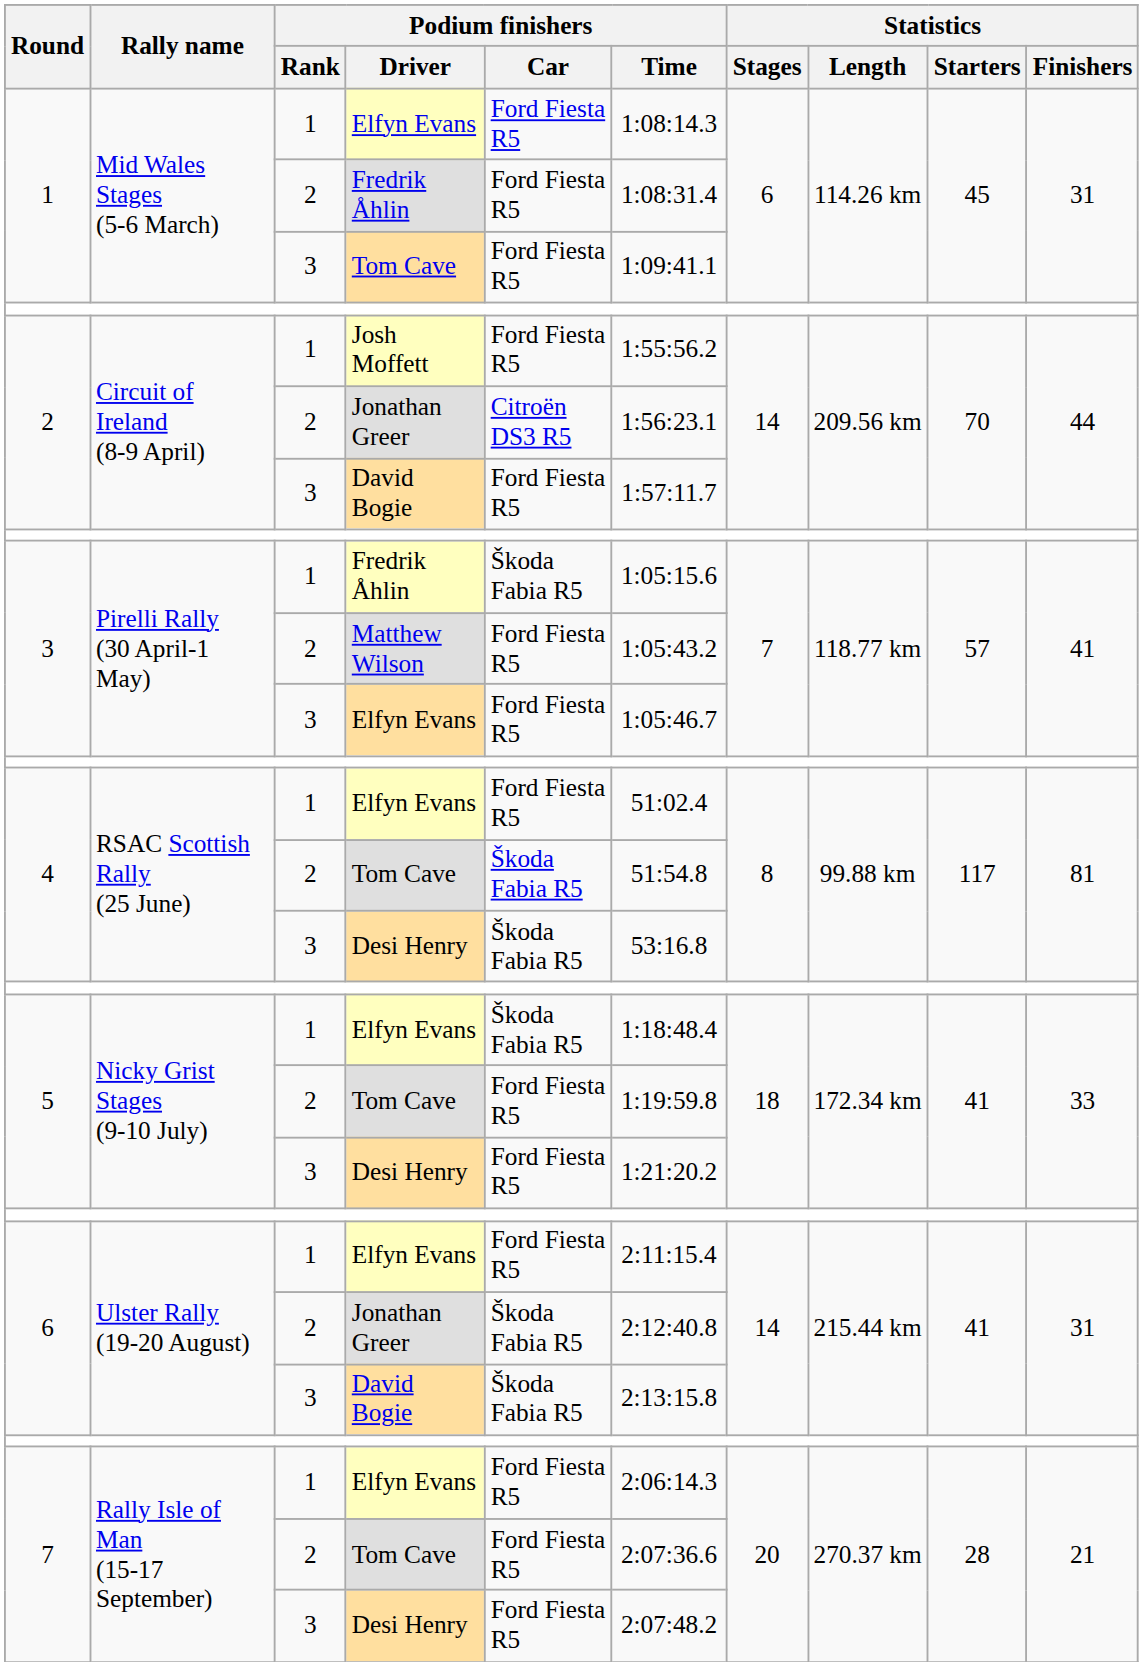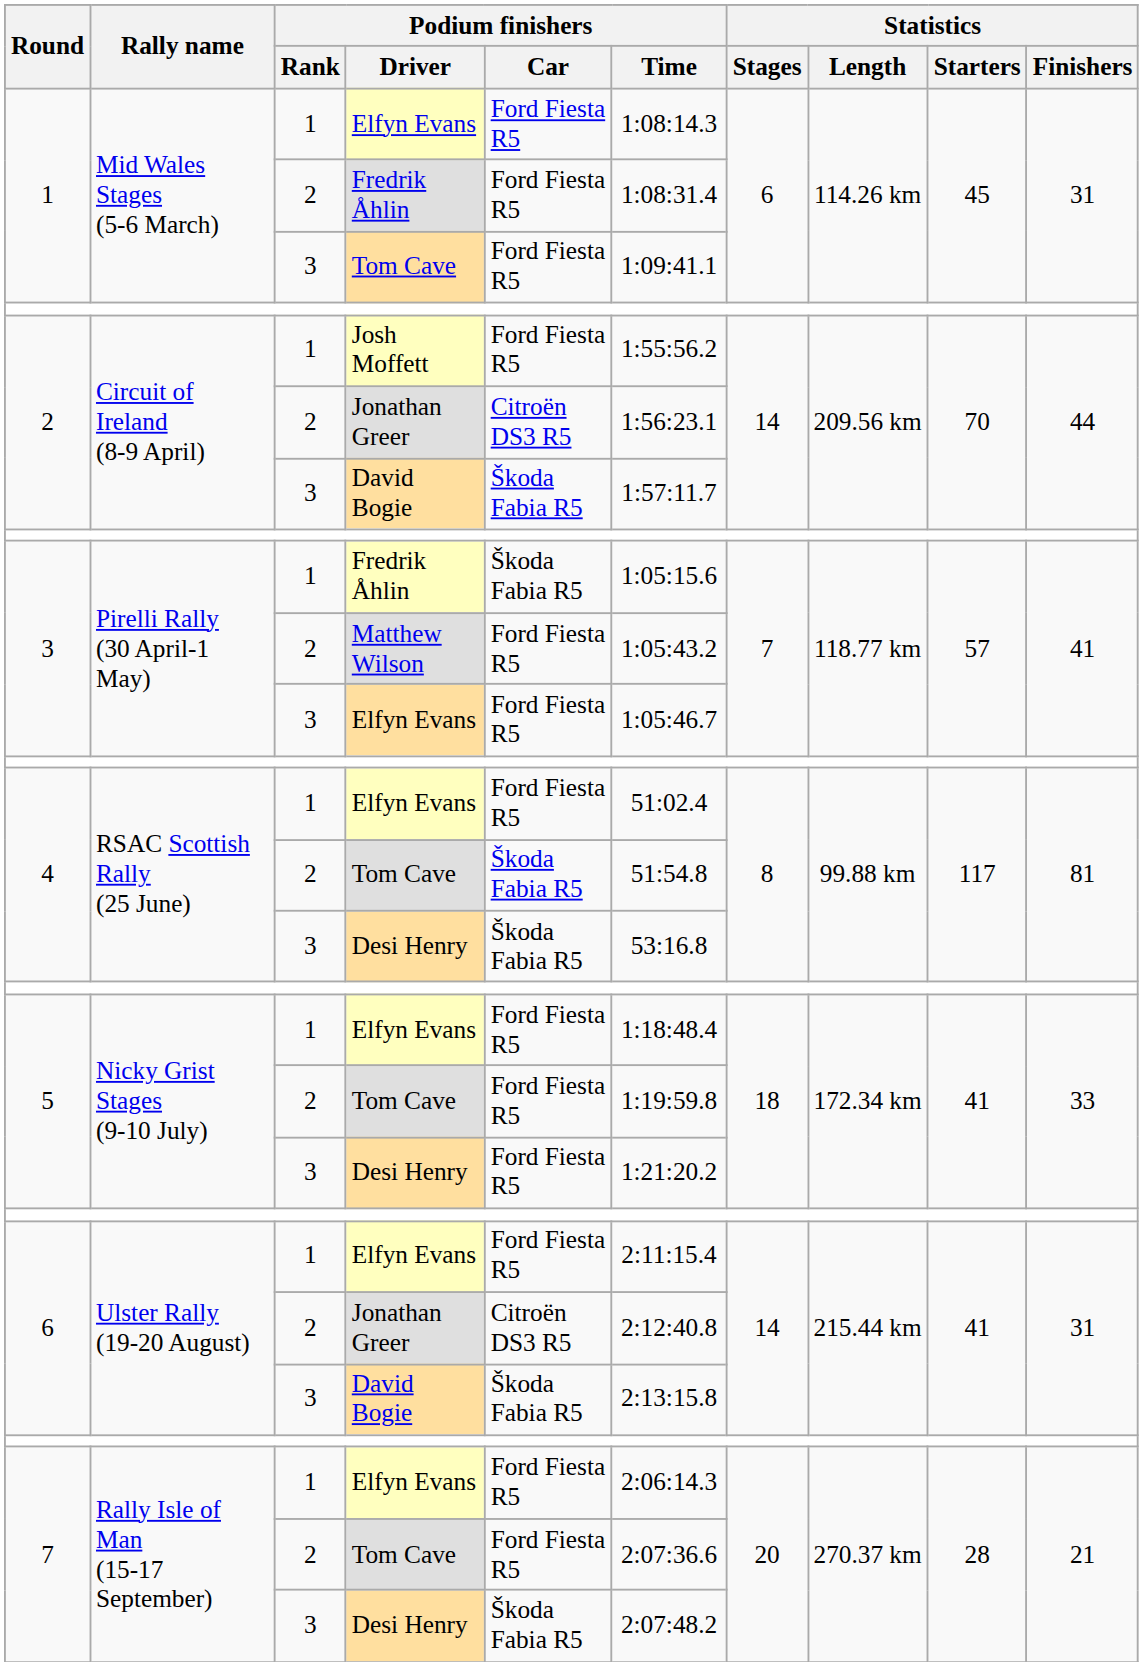(548, 492) Ford Fiesta R5 -> (537, 492) Škoda Fabia R5
(537, 1029) Škoda Fabia R5 -> (548, 1029) Ford Fiesta R5
(537, 1327) Škoda Fabia R5 -> (531, 1327) Citroën DS3 R5
(548, 1625) Ford Fiesta R5 -> (537, 1625) Škoda Fabia R5
